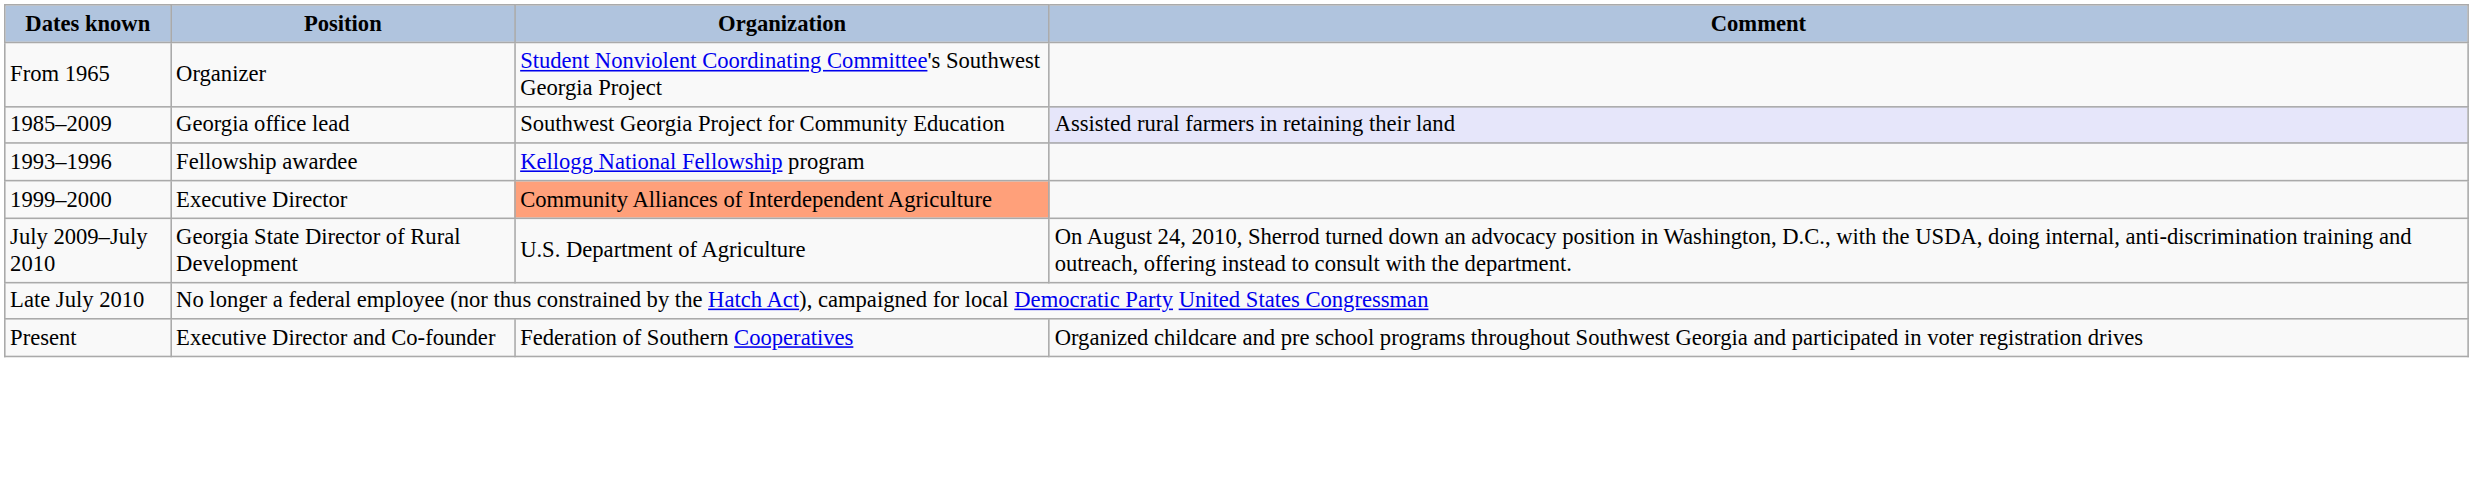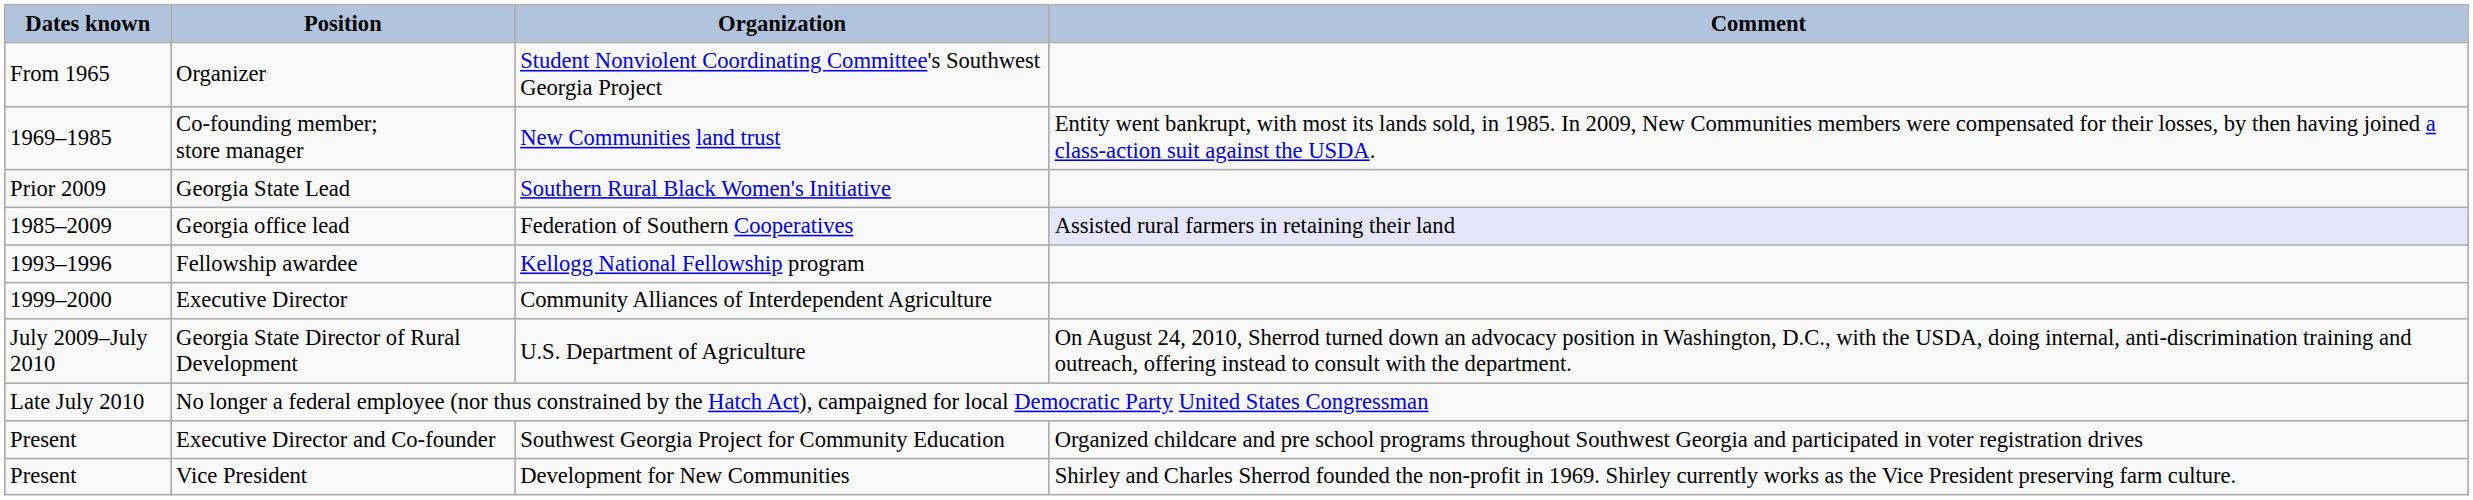+ row: (277, 138)
+ row: (263, 188)
(762, 124) Southwest Georgia Project for Community Education -> (687, 226) Federation of Southern Cooperatives
(756, 199) lightsalmon background -> (756, 300) no background
(687, 337) Federation of Southern Cooperatives -> (762, 439) Southwest Georgia Project for Community Education
+ row: (242, 476)
